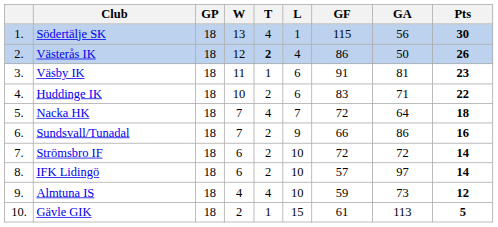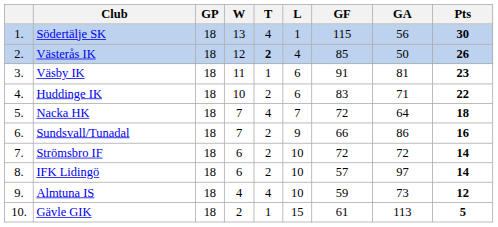(342, 53) 86 -> (342, 53) 85
